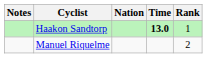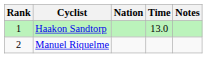columns swapped: (188, 12) <-> (19, 12)
(160, 28) bold -> (159, 28) normal
